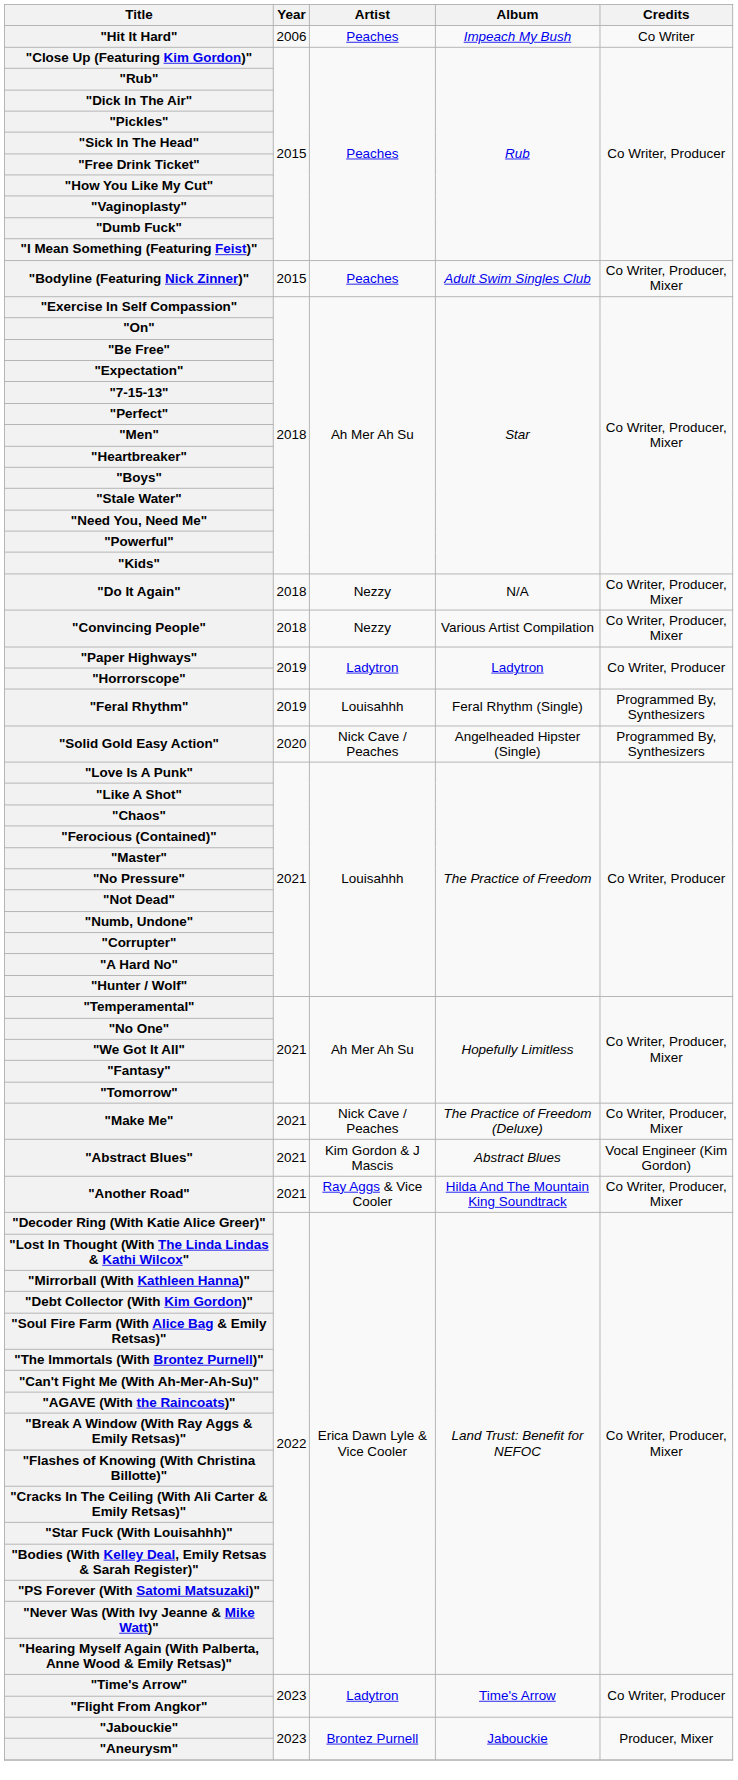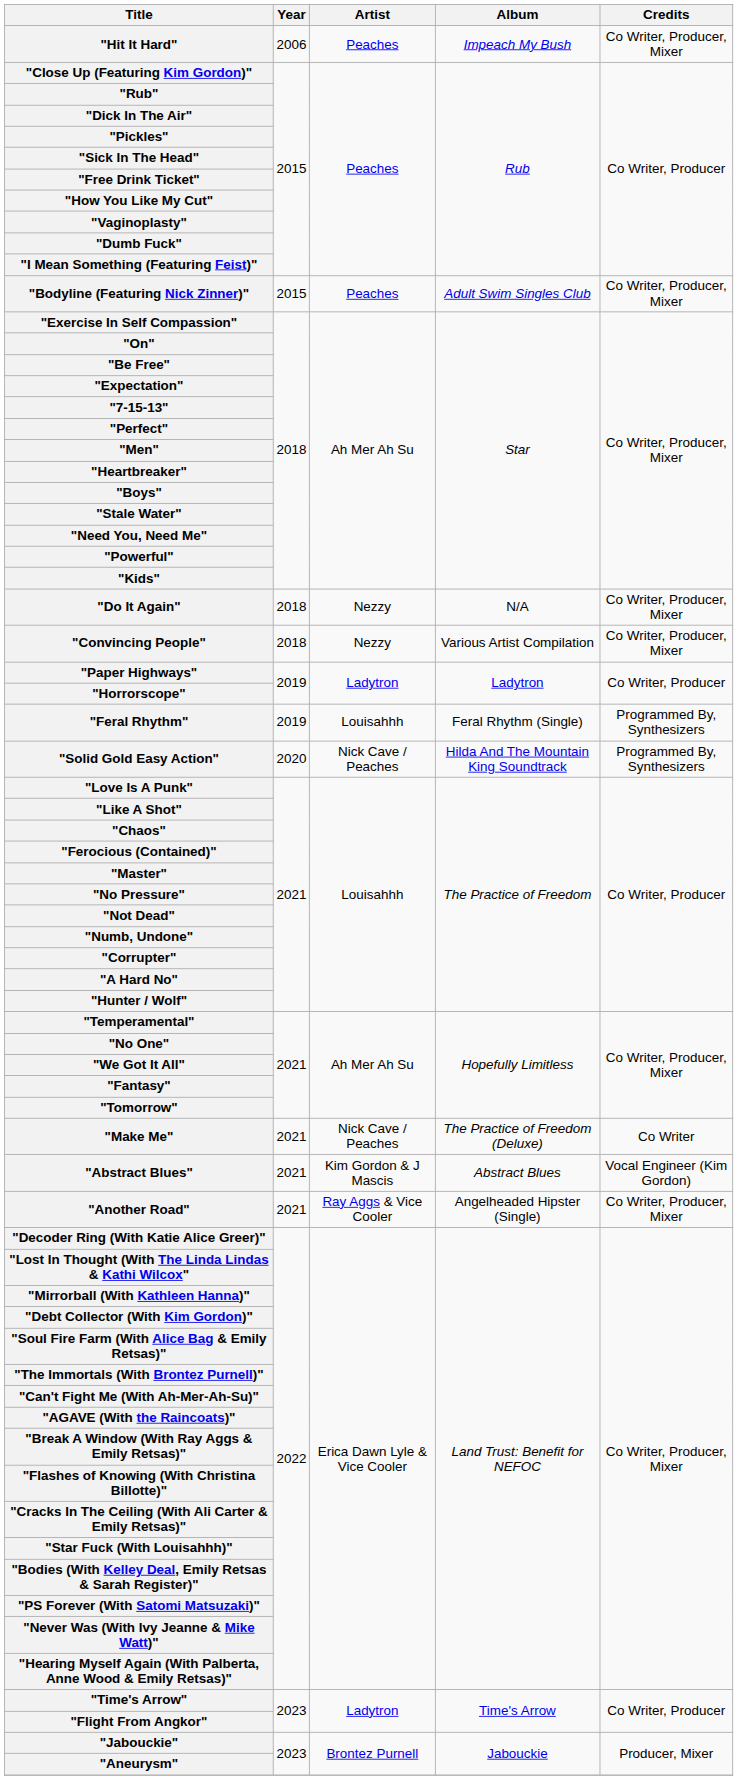(666, 36) Co Writer -> (666, 44) Co Writer, Producer, Mixer
(517, 743) Angelheaded Hipster (Single) -> (517, 759) Hilda And The Mountain King Soundtrack
(666, 1121) Co Writer, Producer, Mixer -> (666, 1136) Co Writer
(517, 1194) Hilda And The Mountain King Soundtrack -> (517, 1209) Angelheaded Hipster (Single)
